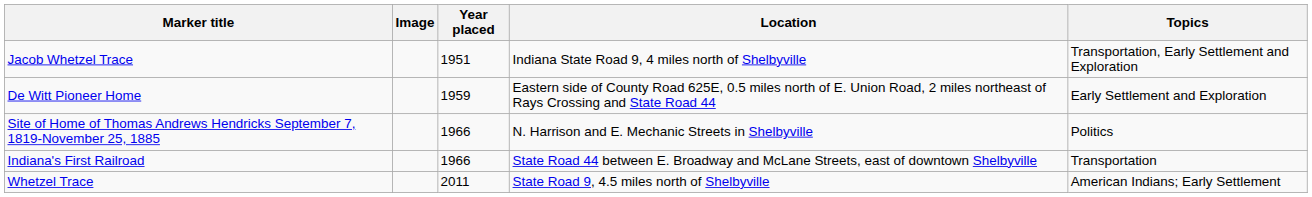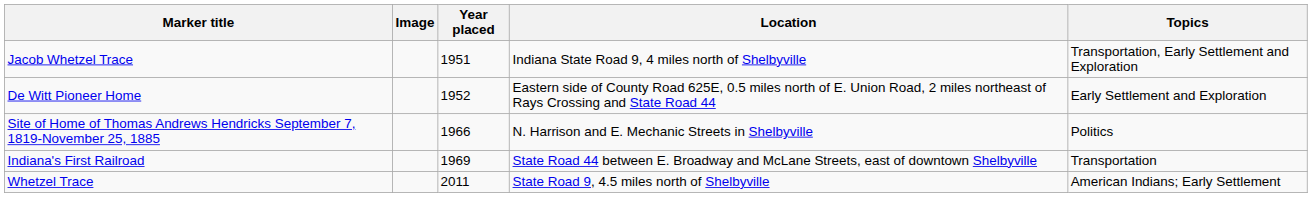(456, 95) 1959 -> (456, 95) 1952
(456, 160) 1966 -> (456, 160) 1969
